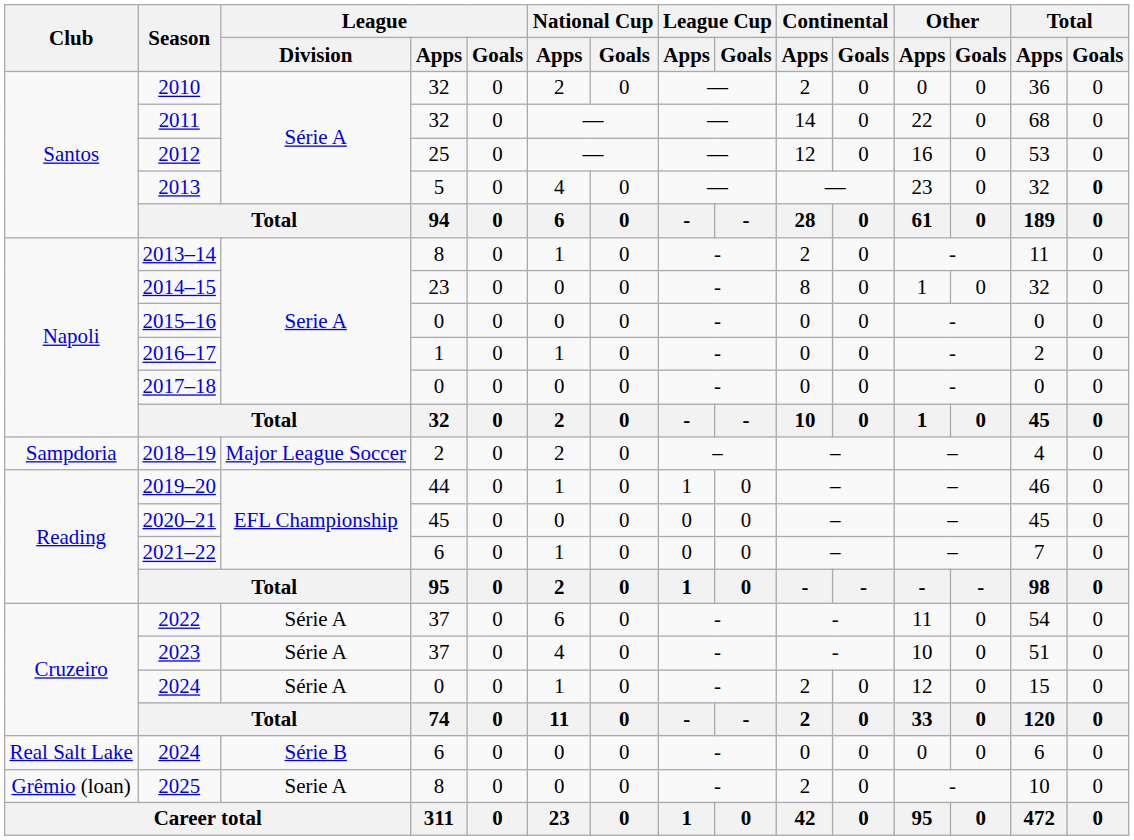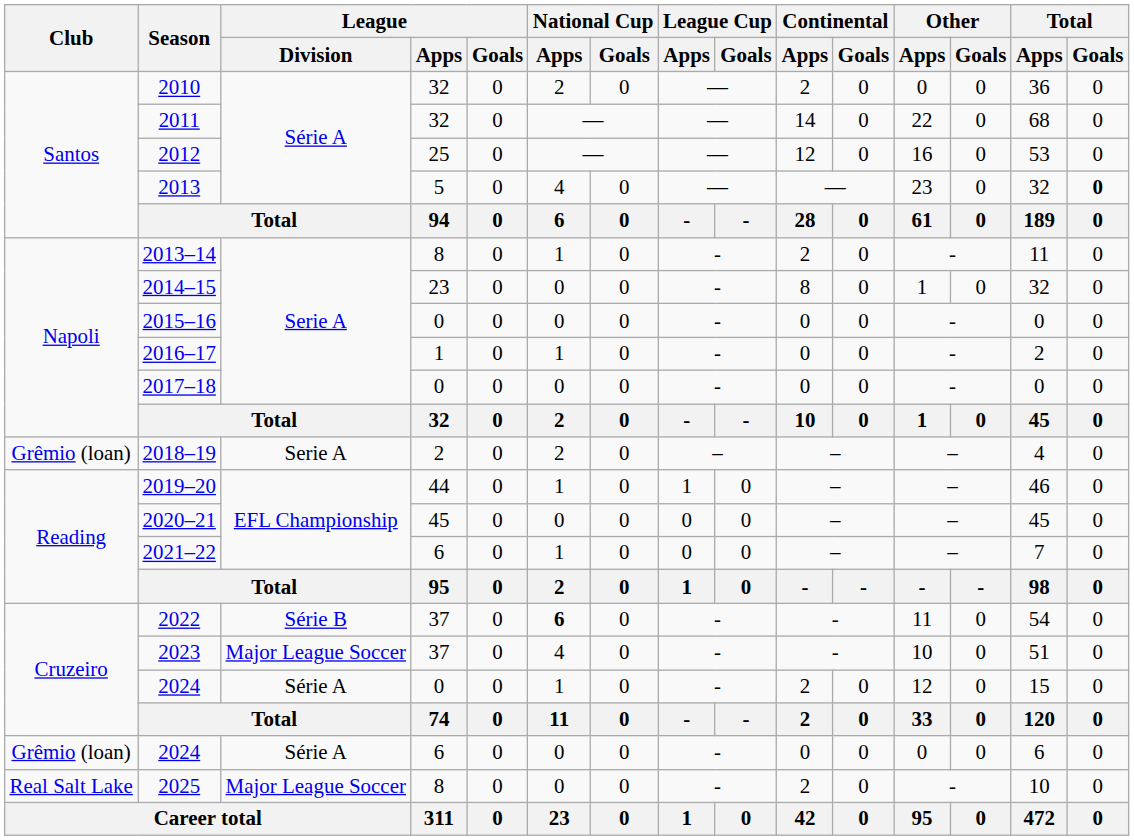(71, 453) Sampdoria -> (71, 453) Grêmio (loan)
(316, 453) Major League Soccer -> (316, 453) Serie A
(316, 619) Série A -> (316, 619) Série B
(559, 619) normal -> (559, 619) bold
(316, 652) Série A -> (316, 652) Major League Soccer
(71, 752) Real Salt Lake -> (71, 752) Grêmio (loan)
(316, 752) Série B -> (316, 752) Série A
(71, 785) Grêmio (loan) -> (71, 785) Real Salt Lake
(316, 785) Serie A -> (316, 785) Major League Soccer
